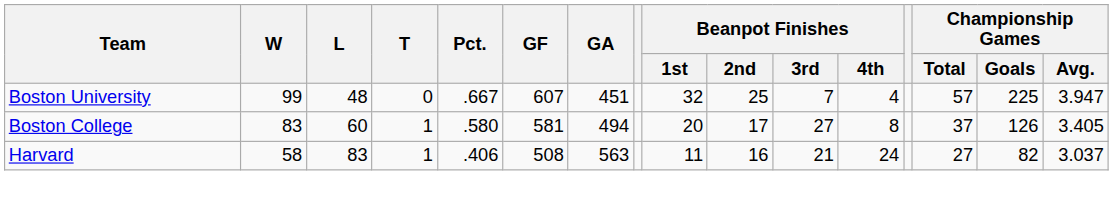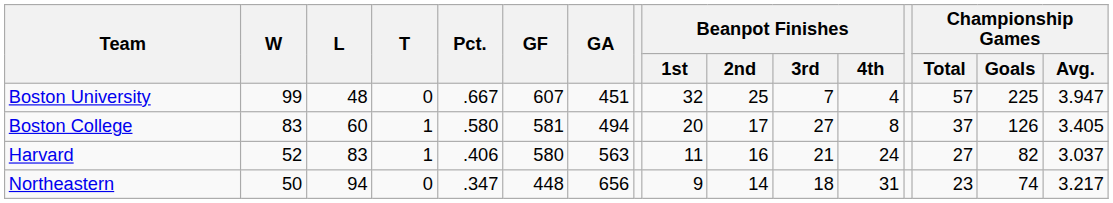(292, 155) 58 -> (292, 155) 52
(549, 155) 508 -> (549, 155) 580
+ row: (61, 184)
